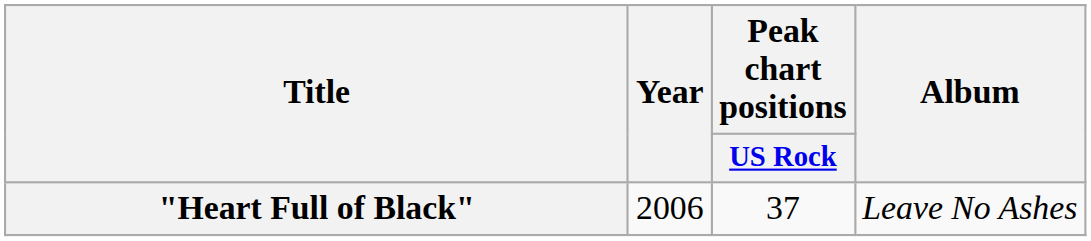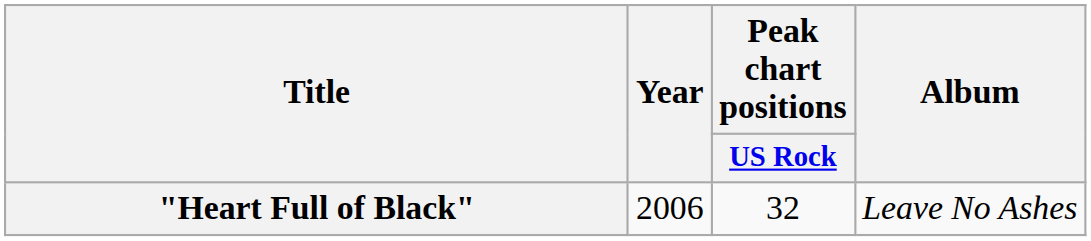(783, 208) 37 -> (783, 208) 32
